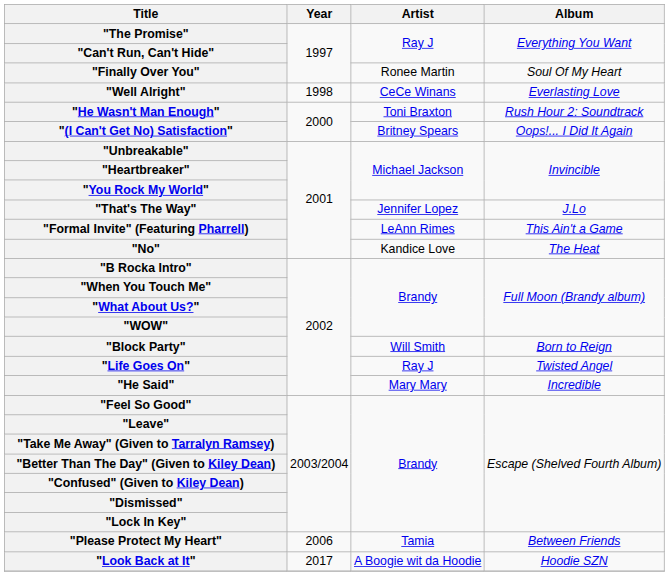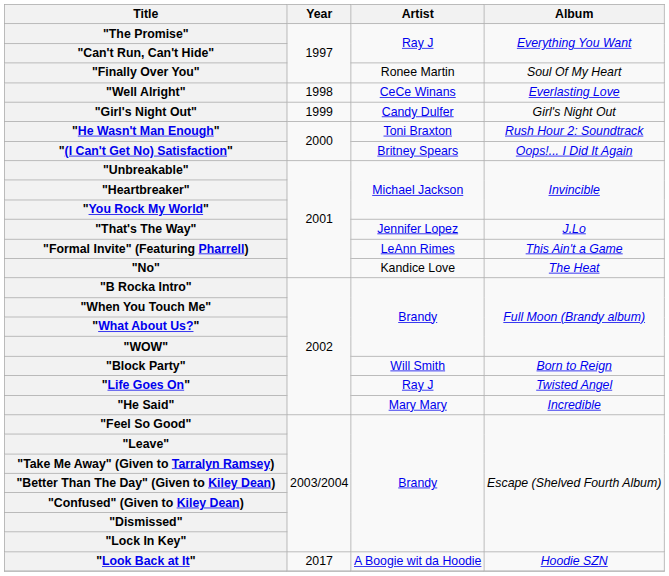+ row: (146, 111)
- row: (146, 541)
